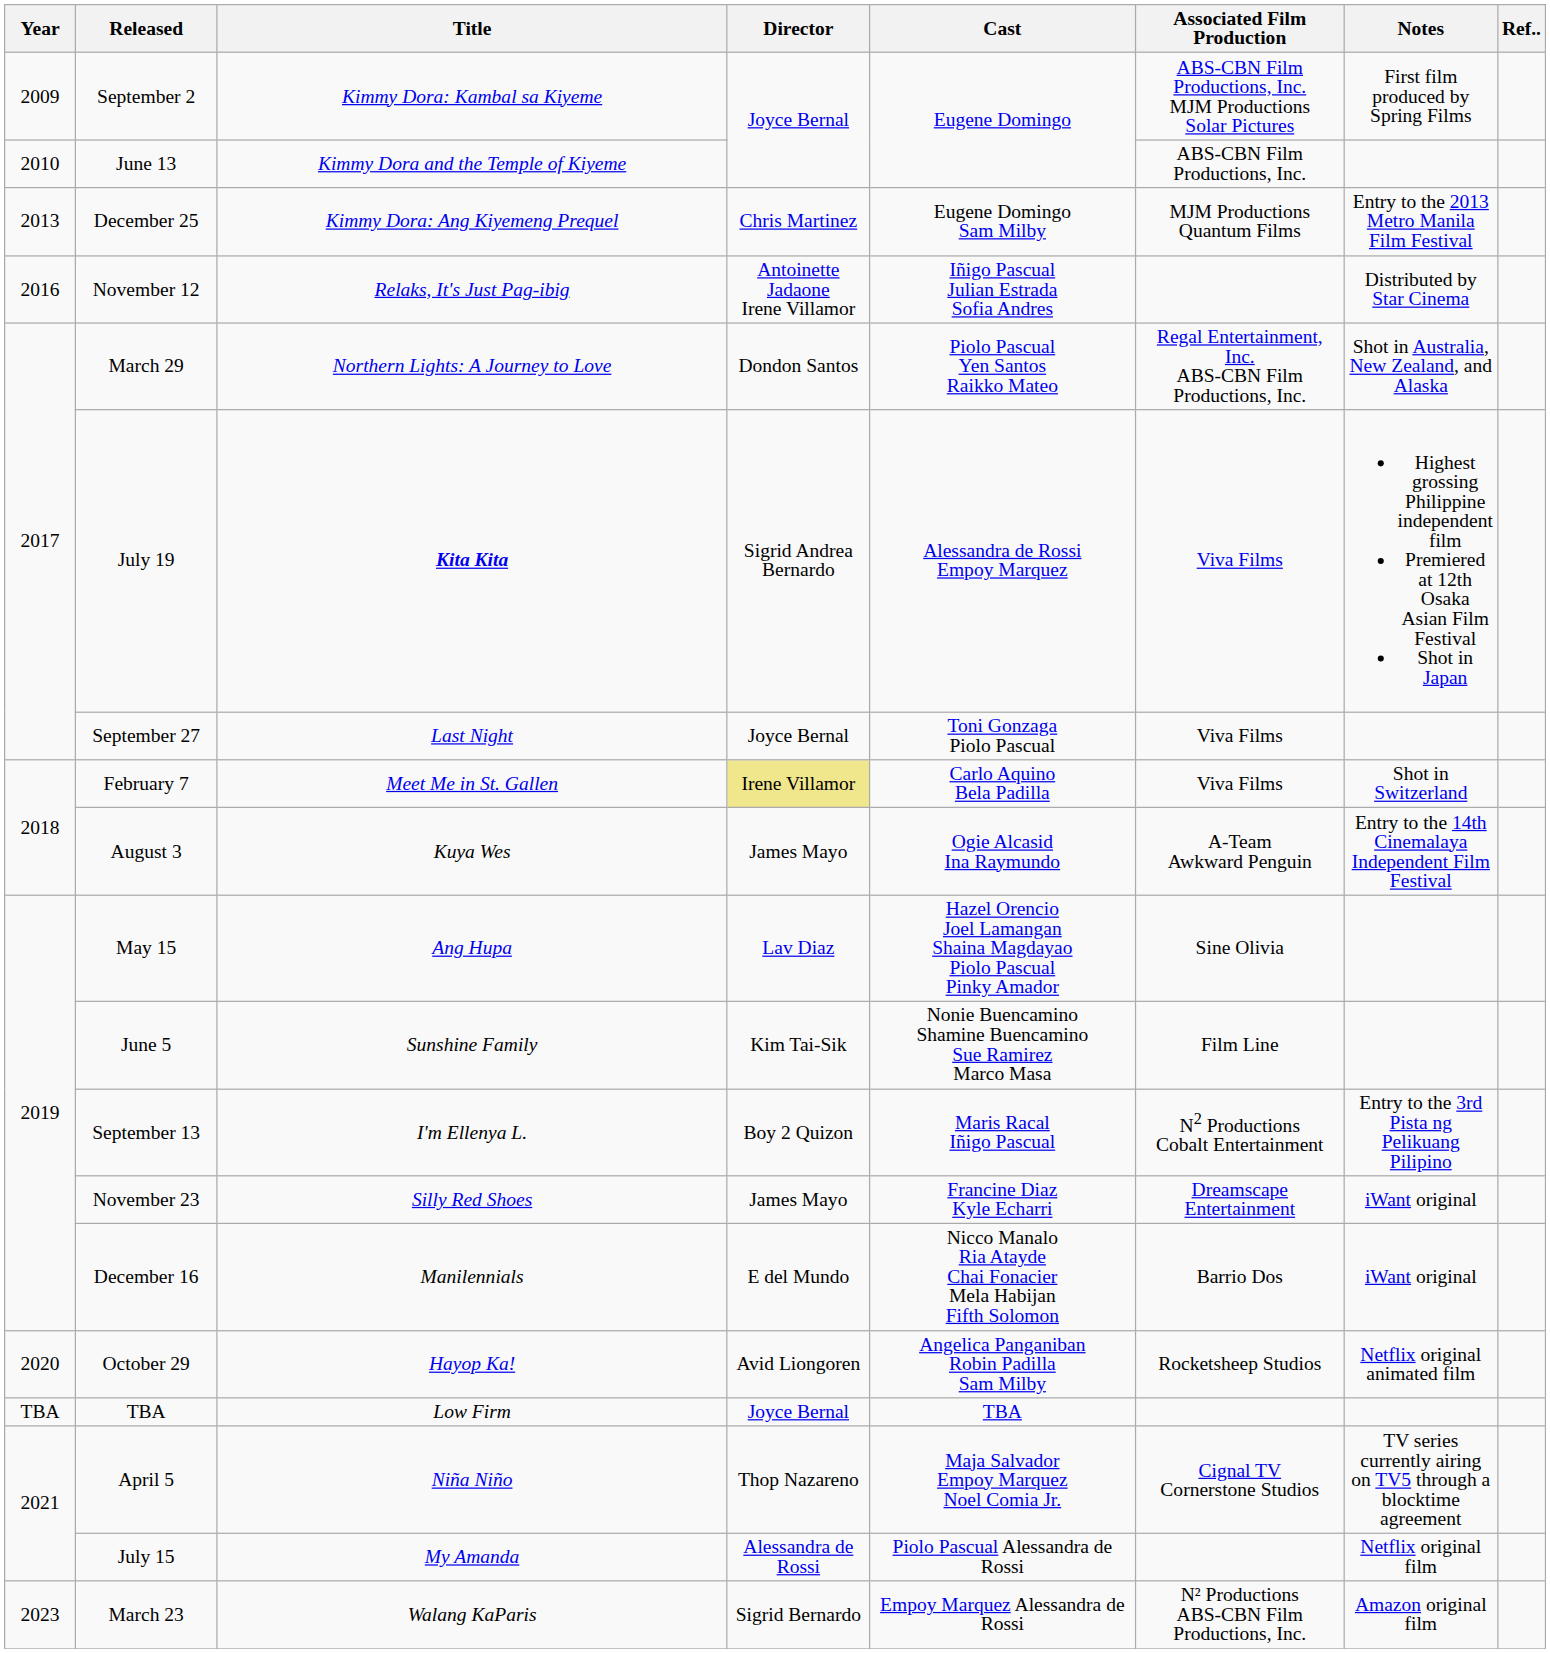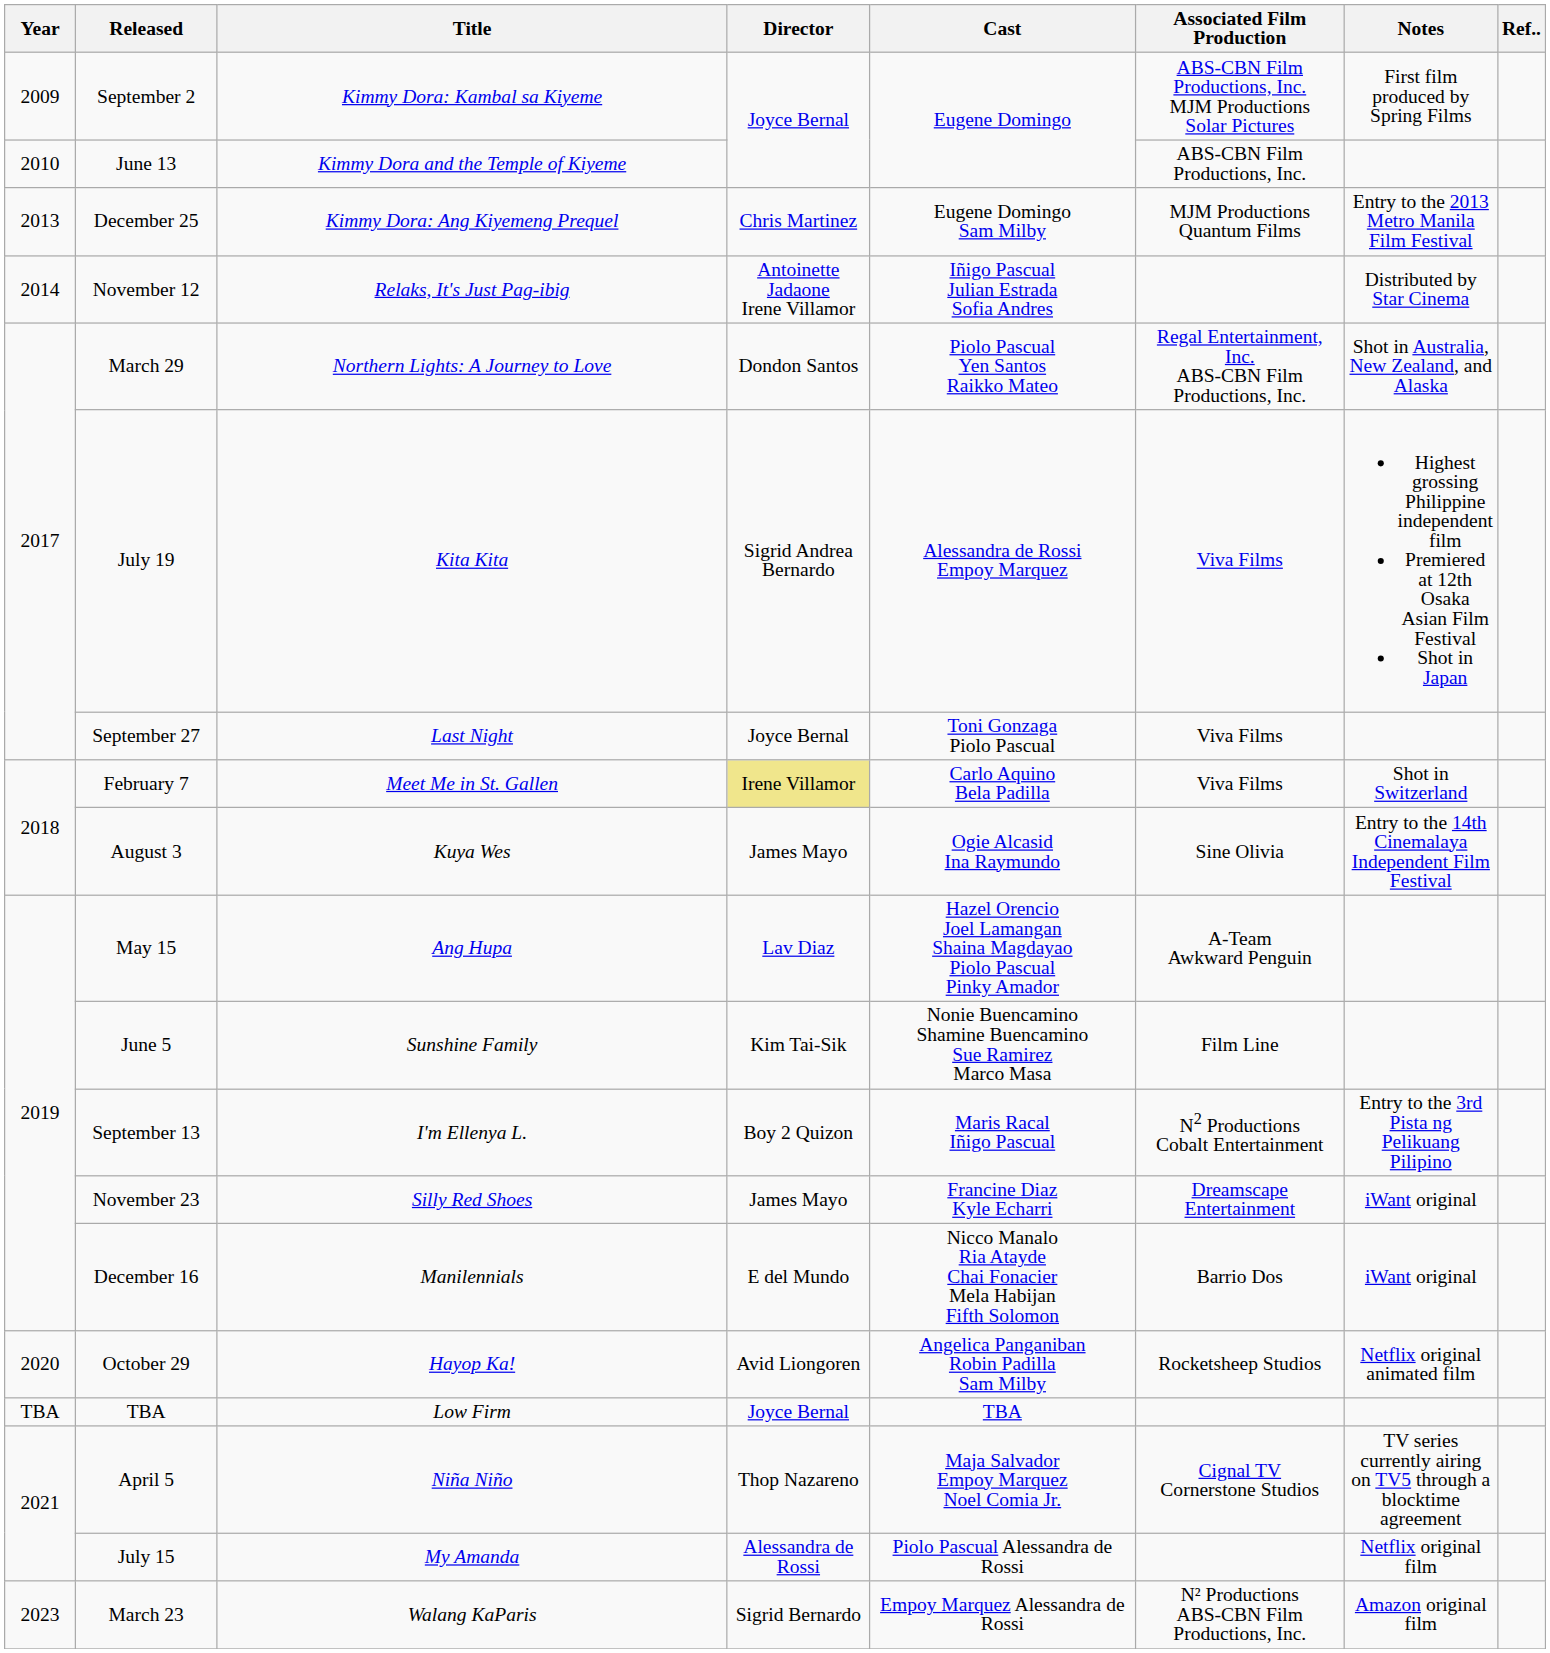(40, 288) 2016 -> (40, 288) 2014
(472, 560) bold -> (472, 560) normal
(1240, 851) A-Team Awkward Penguin -> (1240, 851) Sine Olivia
(1240, 948) Sine Olivia -> (1240, 948) A-Team Awkward Penguin
